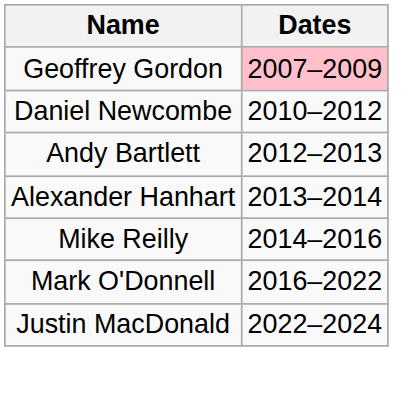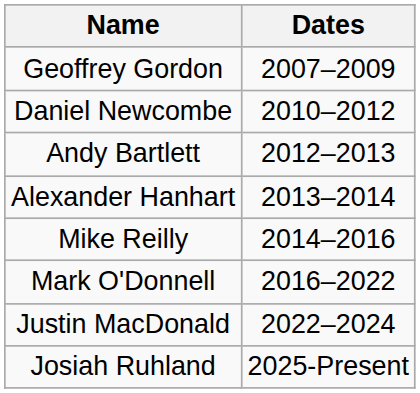(315, 68) pink background -> (328, 68) no background
+ row: (123, 366)
